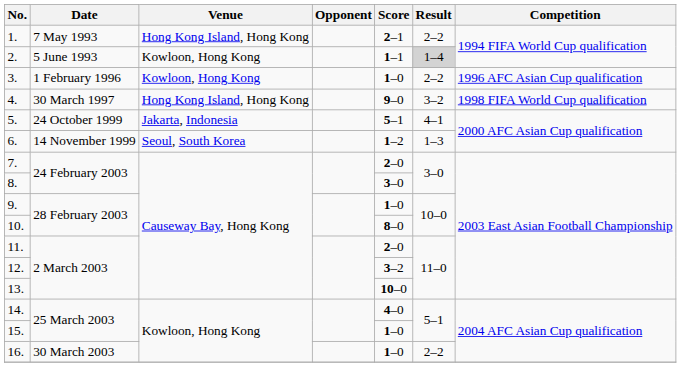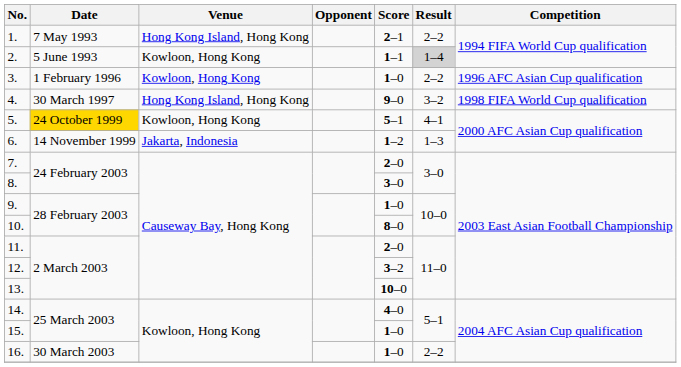(78, 120) no background -> (78, 120) gold background
(190, 120) Jakarta, Indonesia -> (201, 120) Kowloon, Hong Kong
(194, 141) Seoul, South Korea -> (190, 141) Jakarta, Indonesia
